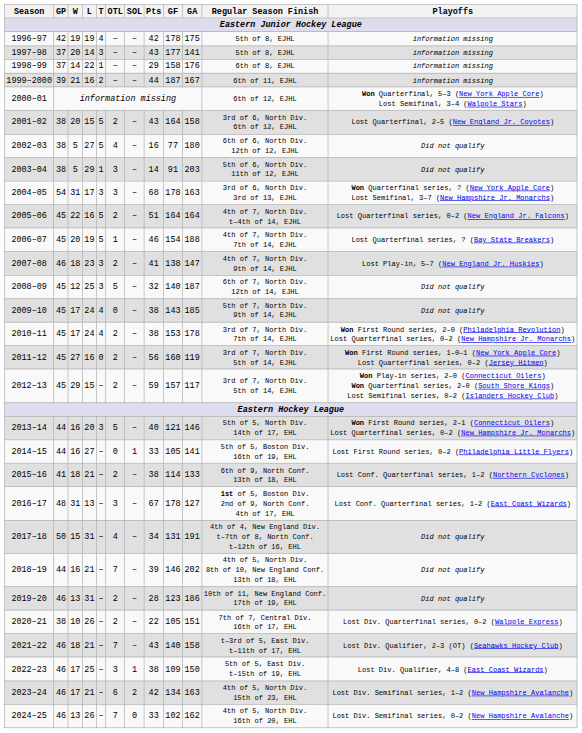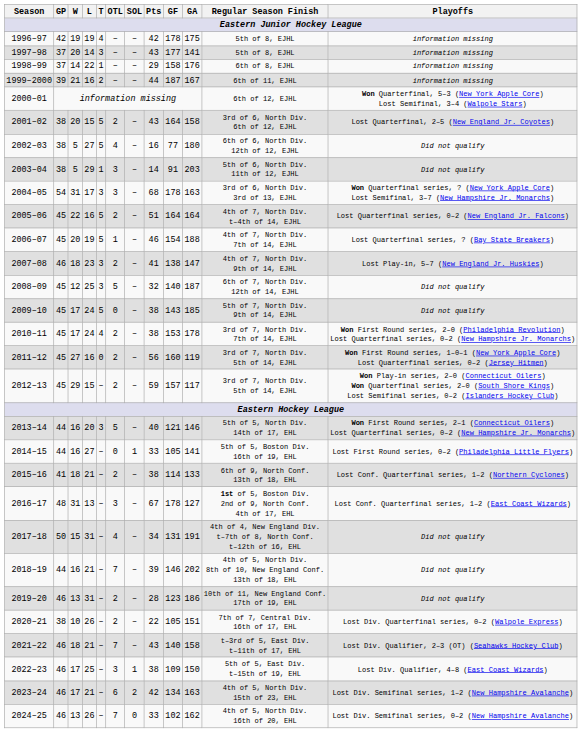(101, 310) 4 -> (101, 310) 5
